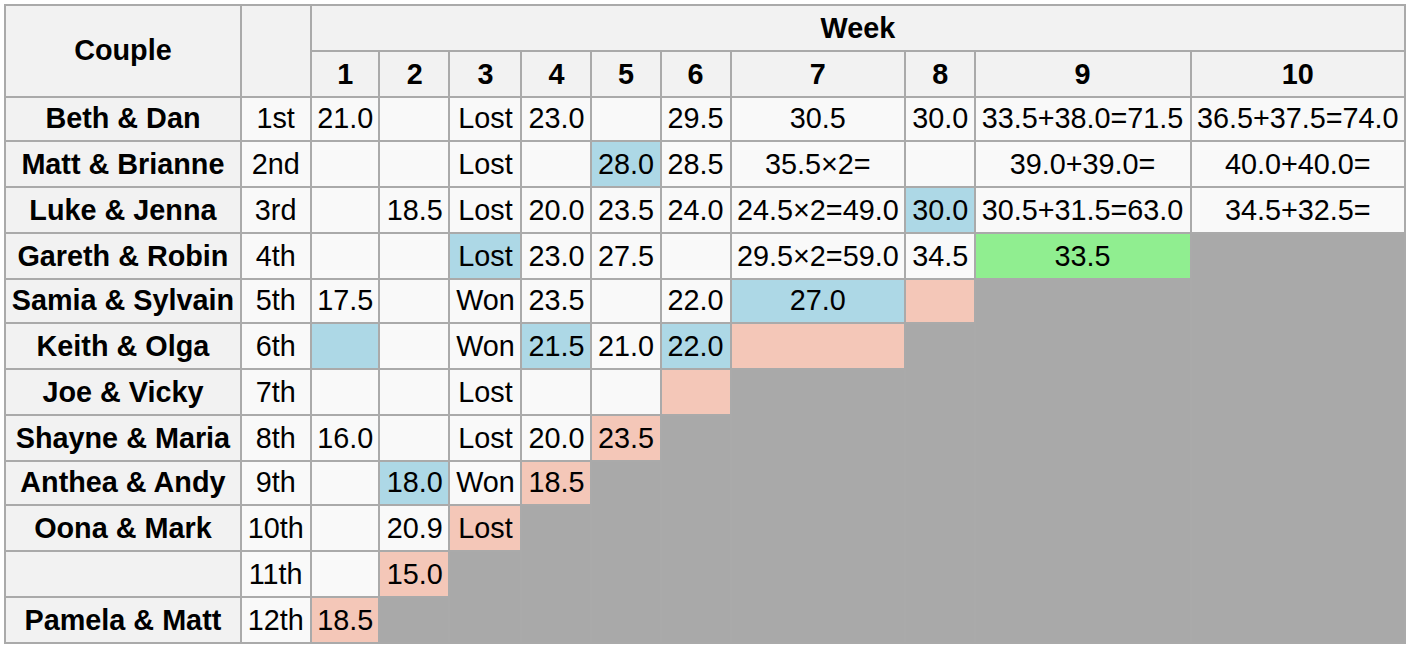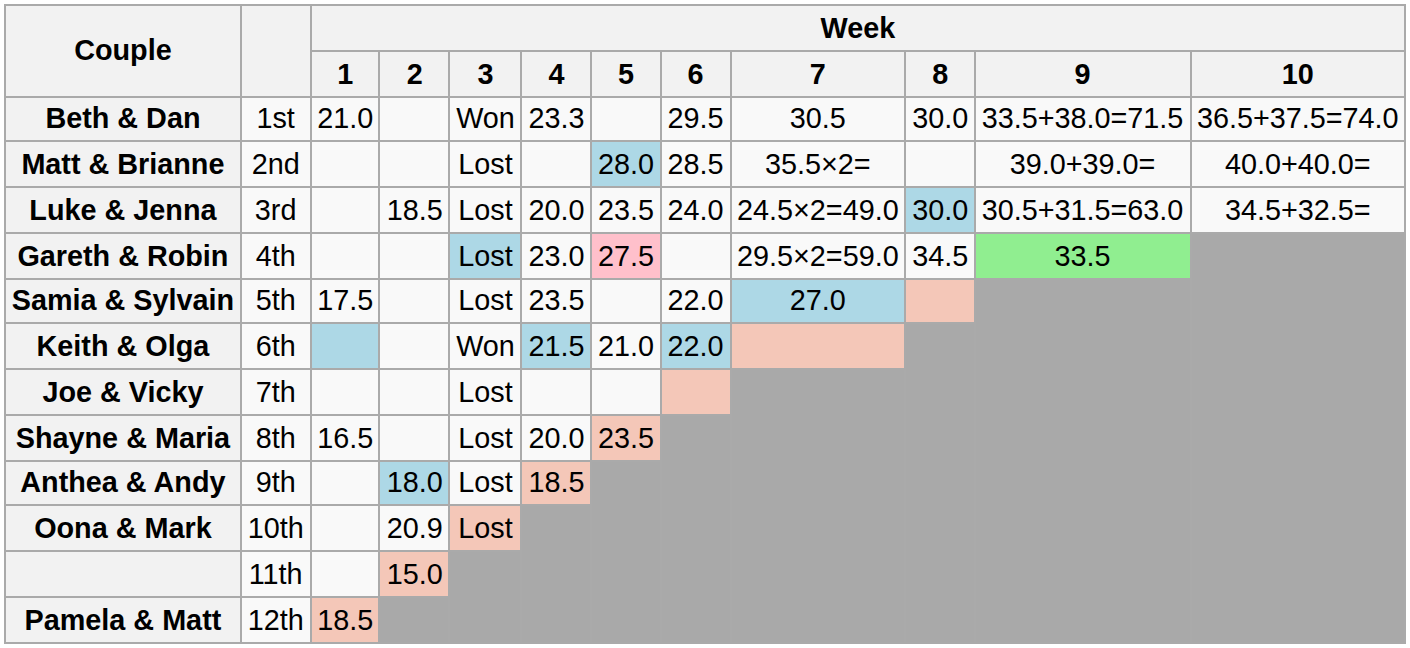(486, 119) Lost -> (486, 119) Won
(556, 119) 23.0 -> (556, 119) 23.3
(626, 256) no background -> (626, 256) pink background
(486, 301) Won -> (486, 301) Lost
(345, 438) 16.0 -> (345, 438) 16.5
(486, 483) Won -> (486, 483) Lost
